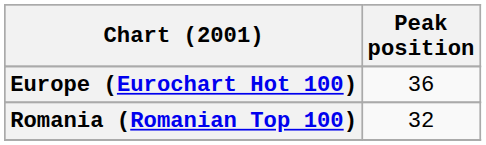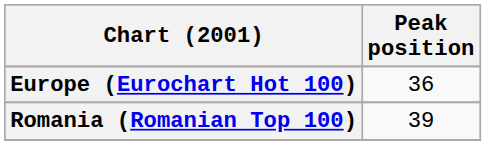(421, 121) 32 -> (421, 121) 39
